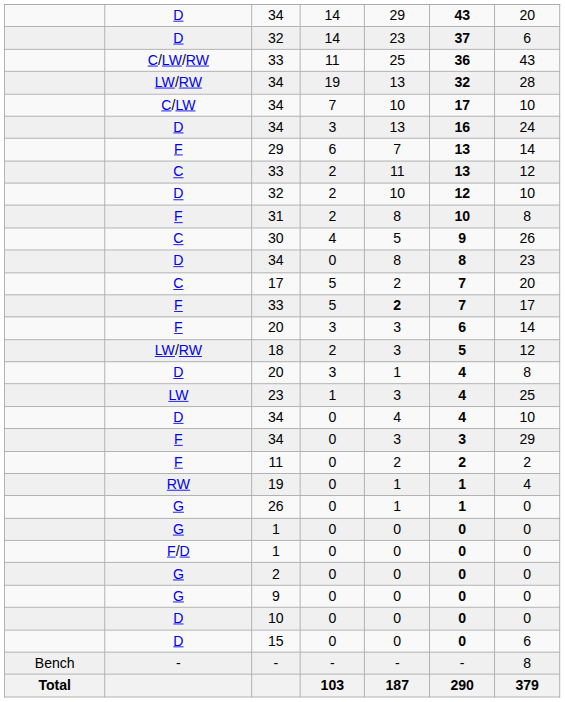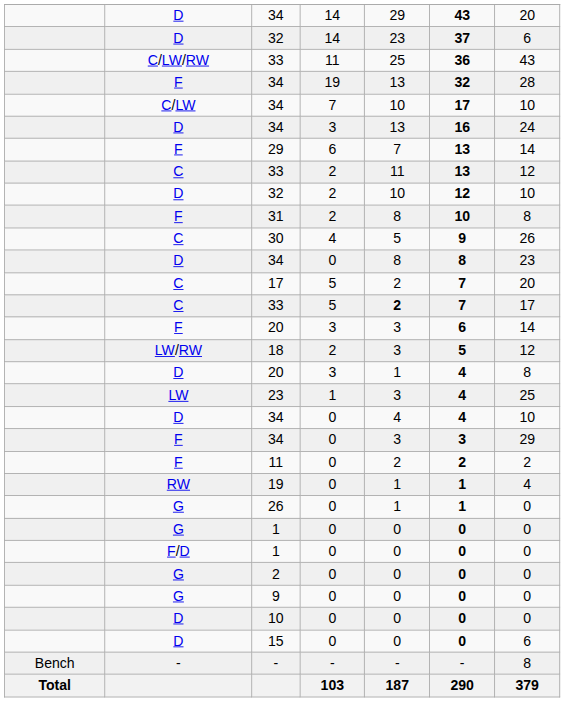(178, 82) LW/RW -> (178, 82) F
(178, 305) F -> (178, 305) C
